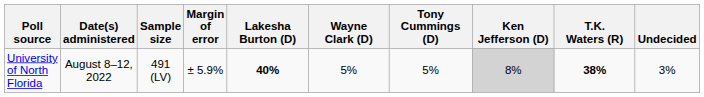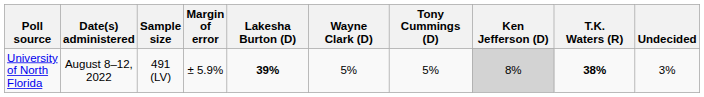(268, 70) 40% -> (268, 70) 39%
